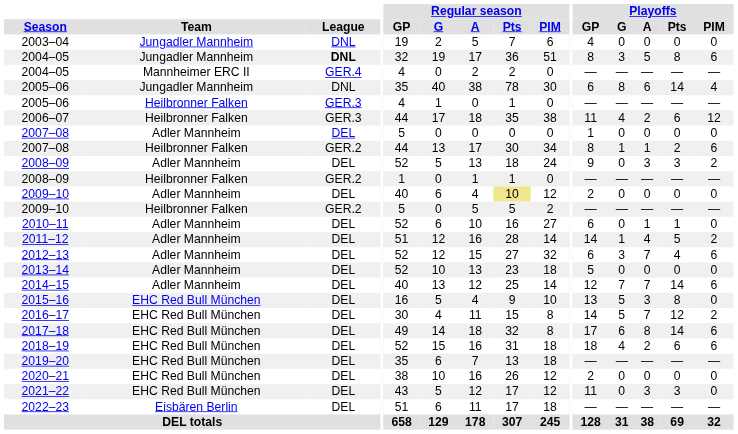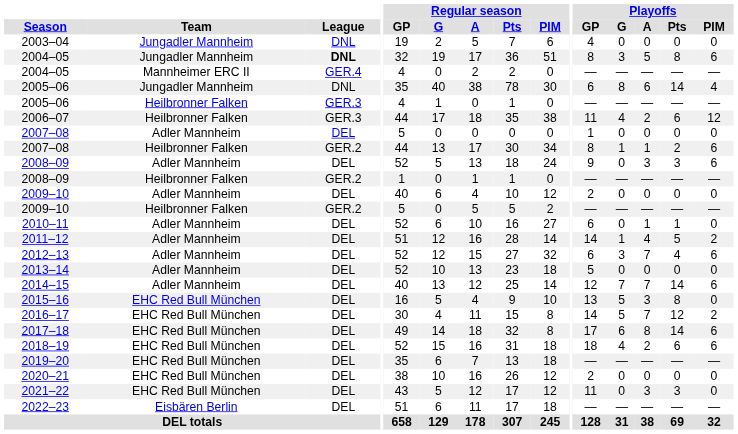(714, 163) 2 -> (714, 163) 6
(512, 194) khaki background -> (512, 194) no background
